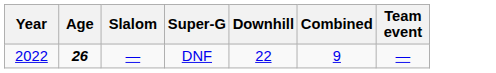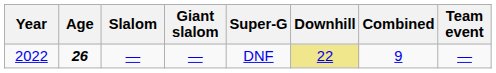+ column: (195, 24)
(263, 56) no background -> (325, 56) khaki background
